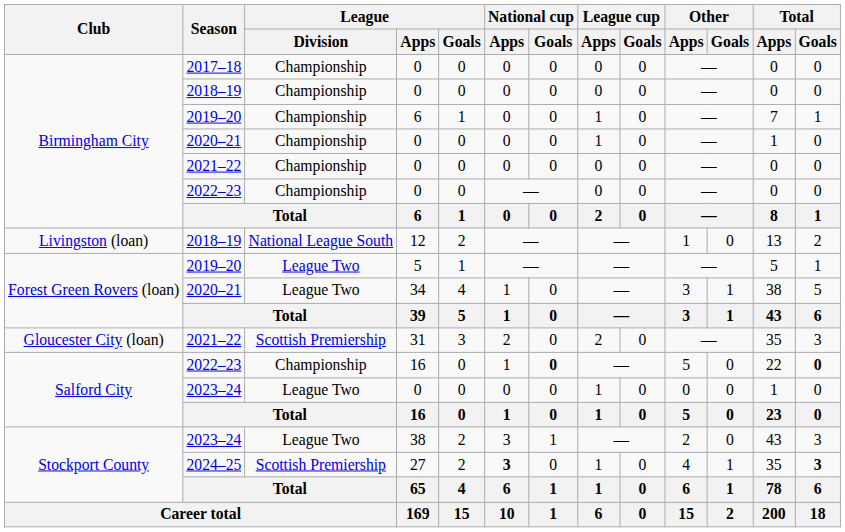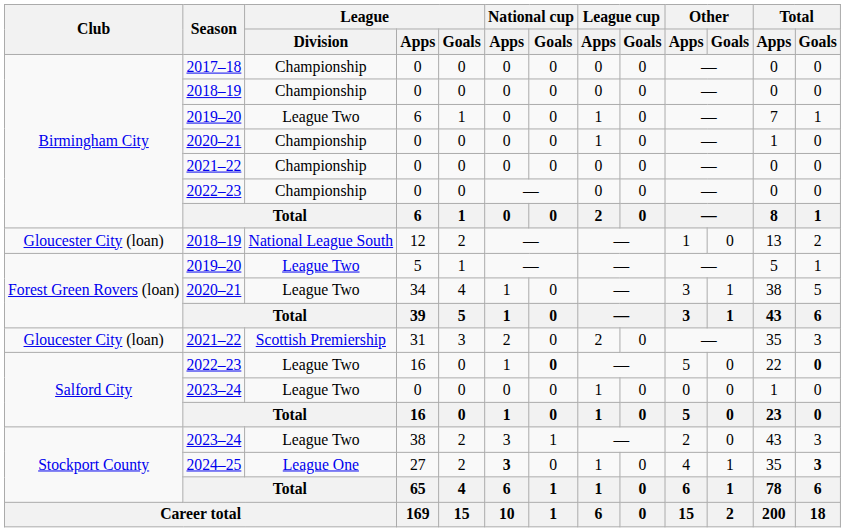(321, 116) Championship -> (321, 116) League Two
(94, 240) Livingston (loan) -> (94, 240) Gloucester City (loan)
(321, 365) Championship -> (321, 365) League Two
(321, 464) Scottish Premiership -> (321, 464) League One
